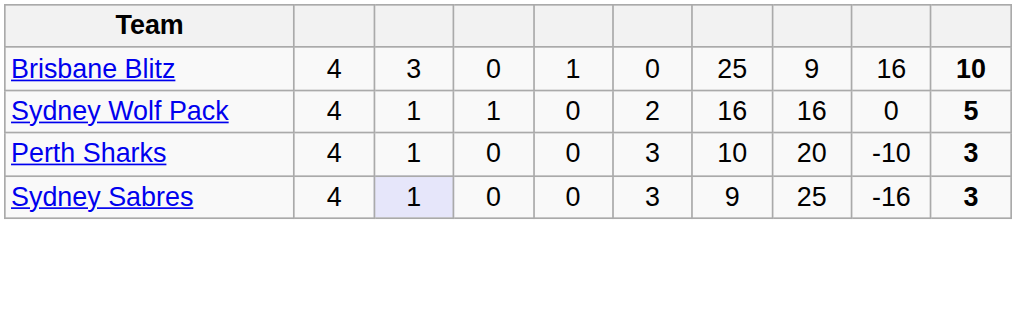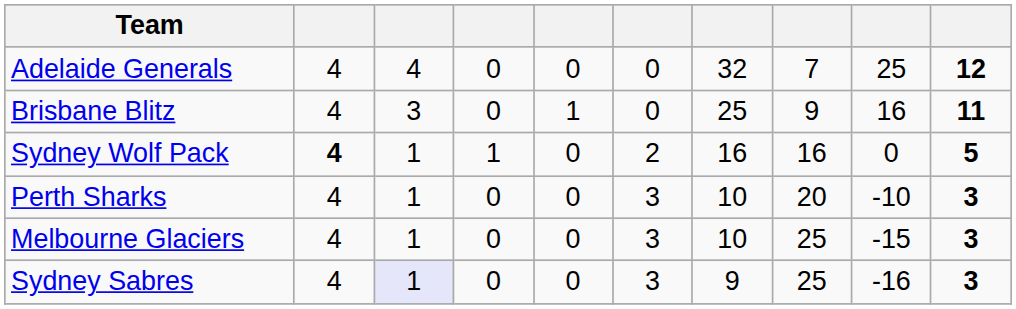+ row: (122, 68)
(971, 68) 10 -> (971, 111) 11
(334, 111) normal -> (334, 153) bold
+ row: (128, 238)
